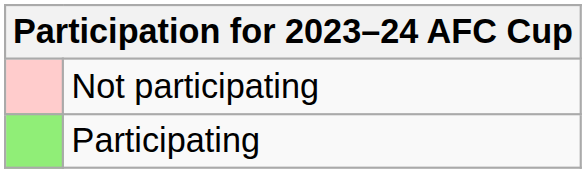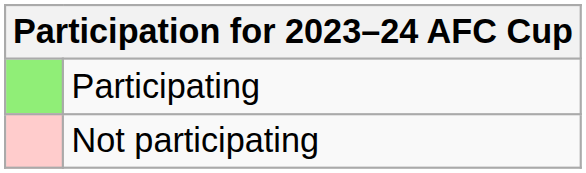rows swapped: (166, 140) <-> (195, 85)
